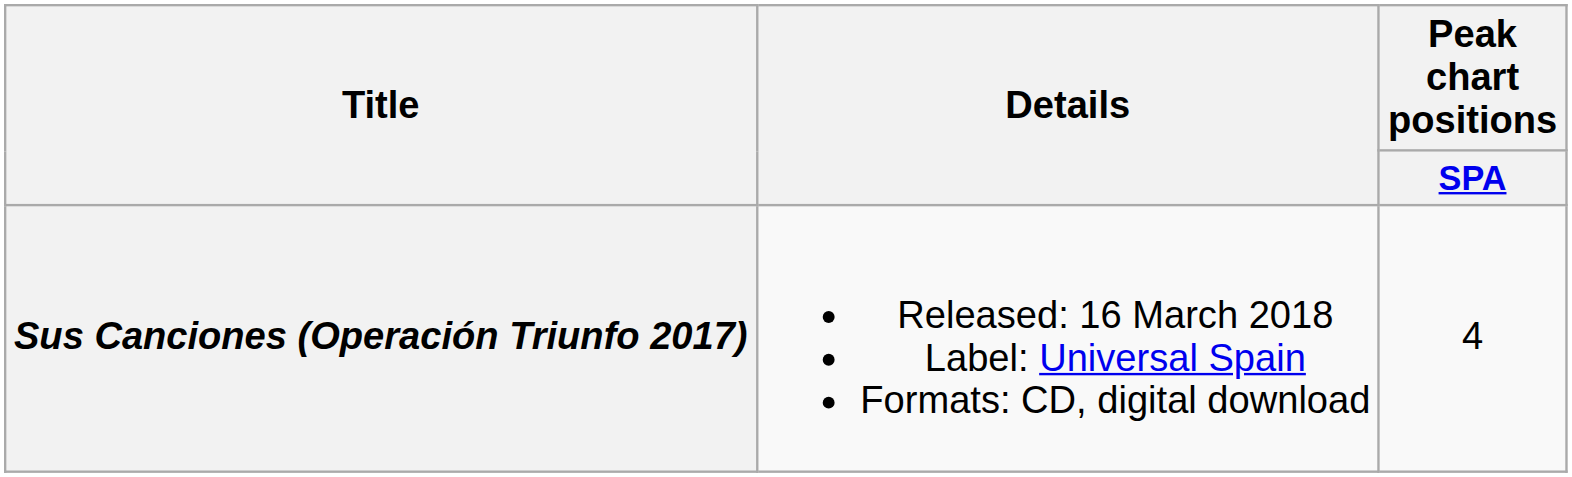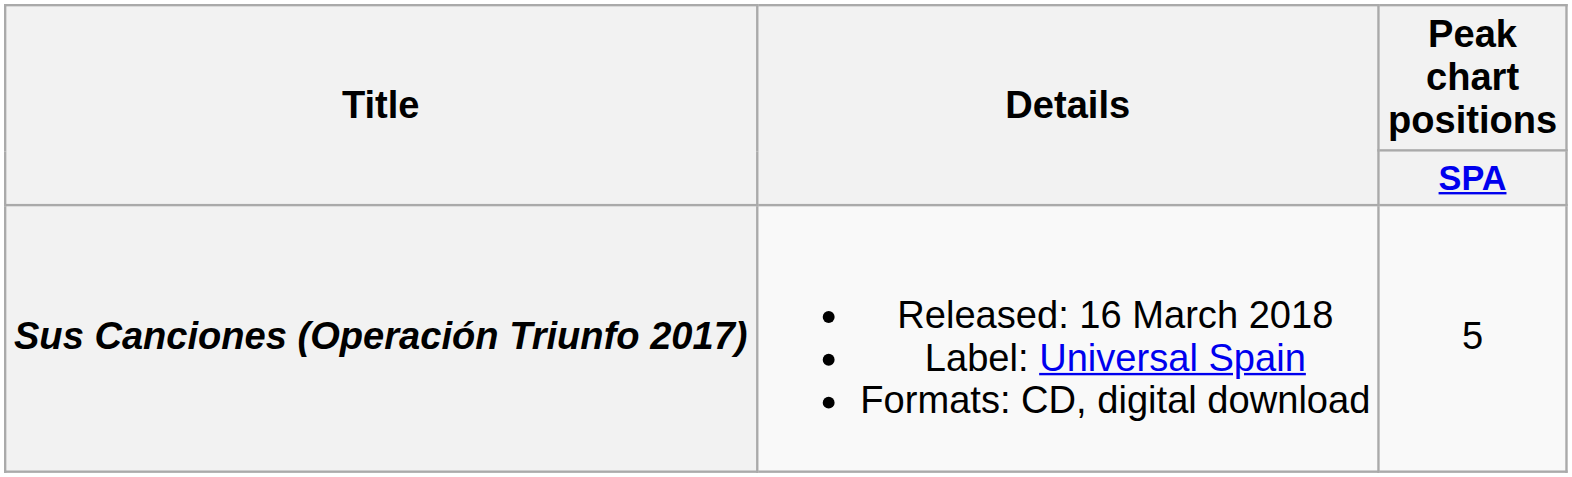(1473, 337) 4 -> (1473, 337) 5
